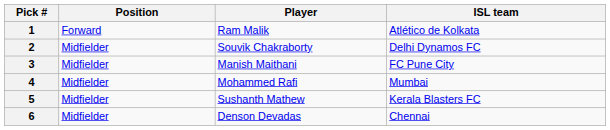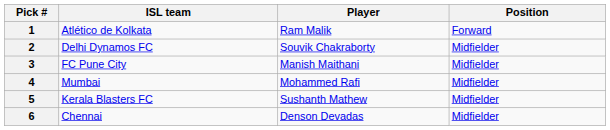columns swapped: (496, 13) <-> (137, 13)
